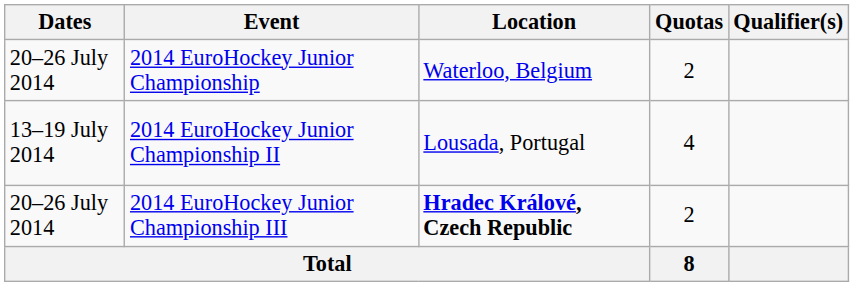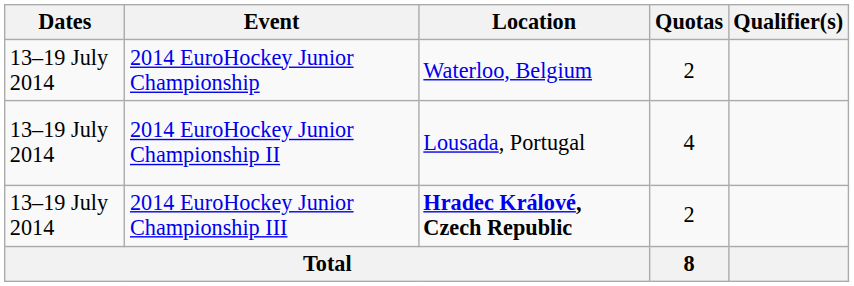(59, 69) 20–26 July 2014 -> (59, 69) 13–19 July 2014
(59, 215) 20–26 July 2014 -> (59, 215) 13–19 July 2014
